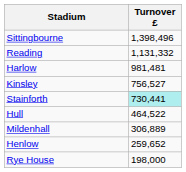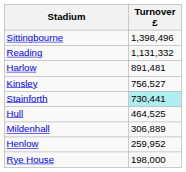(148, 68) 981,481 -> (148, 68) 891,481
(148, 114) 464,522 -> (148, 114) 464,525
(148, 144) 259,652 -> (148, 144) 259,952
